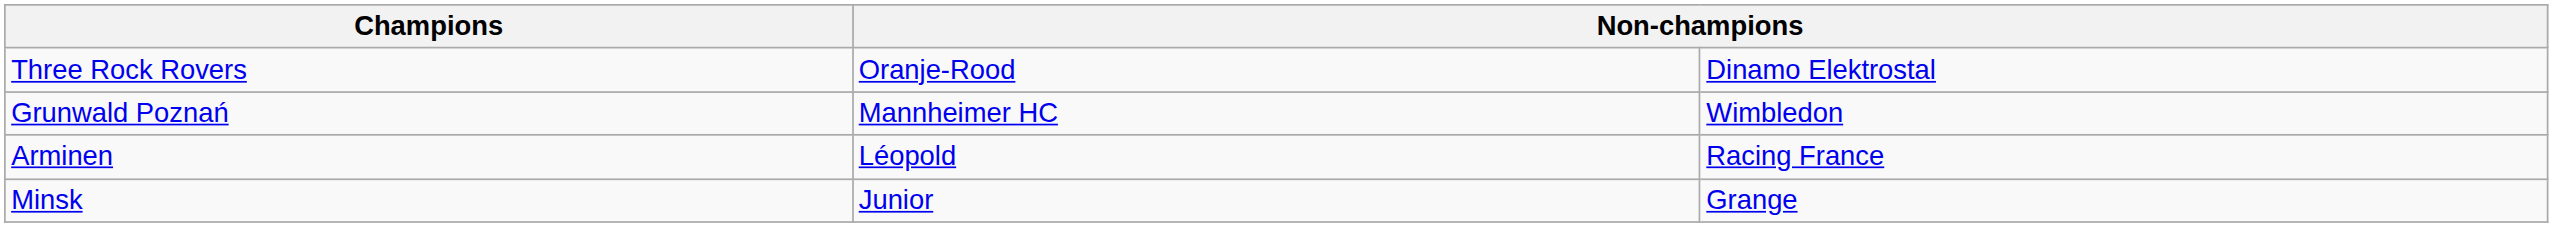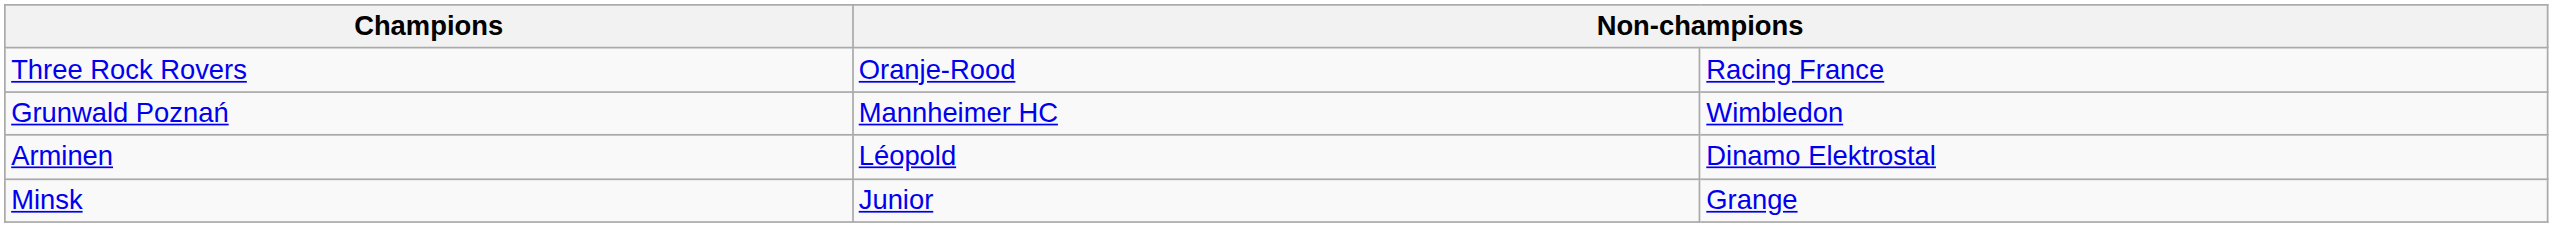(1821, 69) Dinamo Elektrostal -> (1795, 69) Racing France
(1795, 156) Racing France -> (1821, 156) Dinamo Elektrostal
